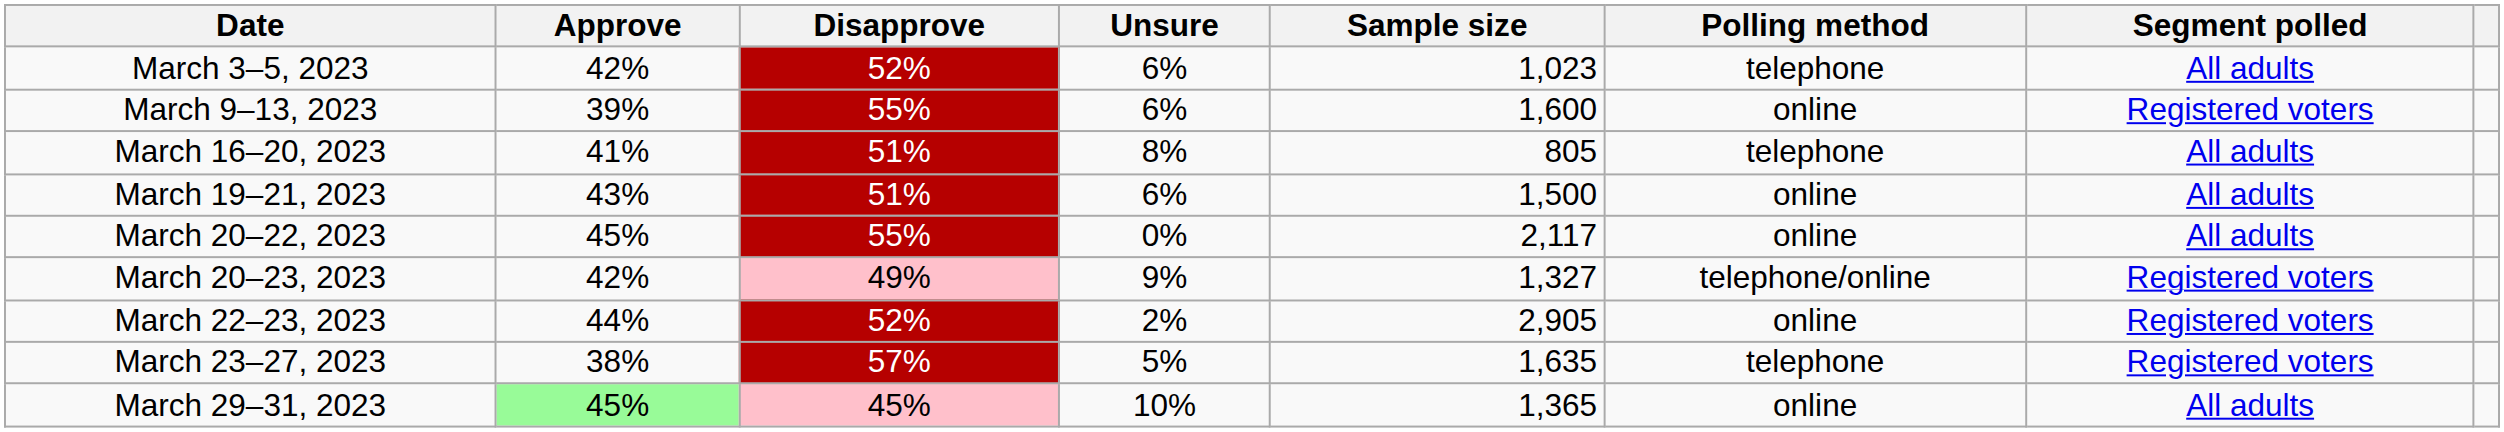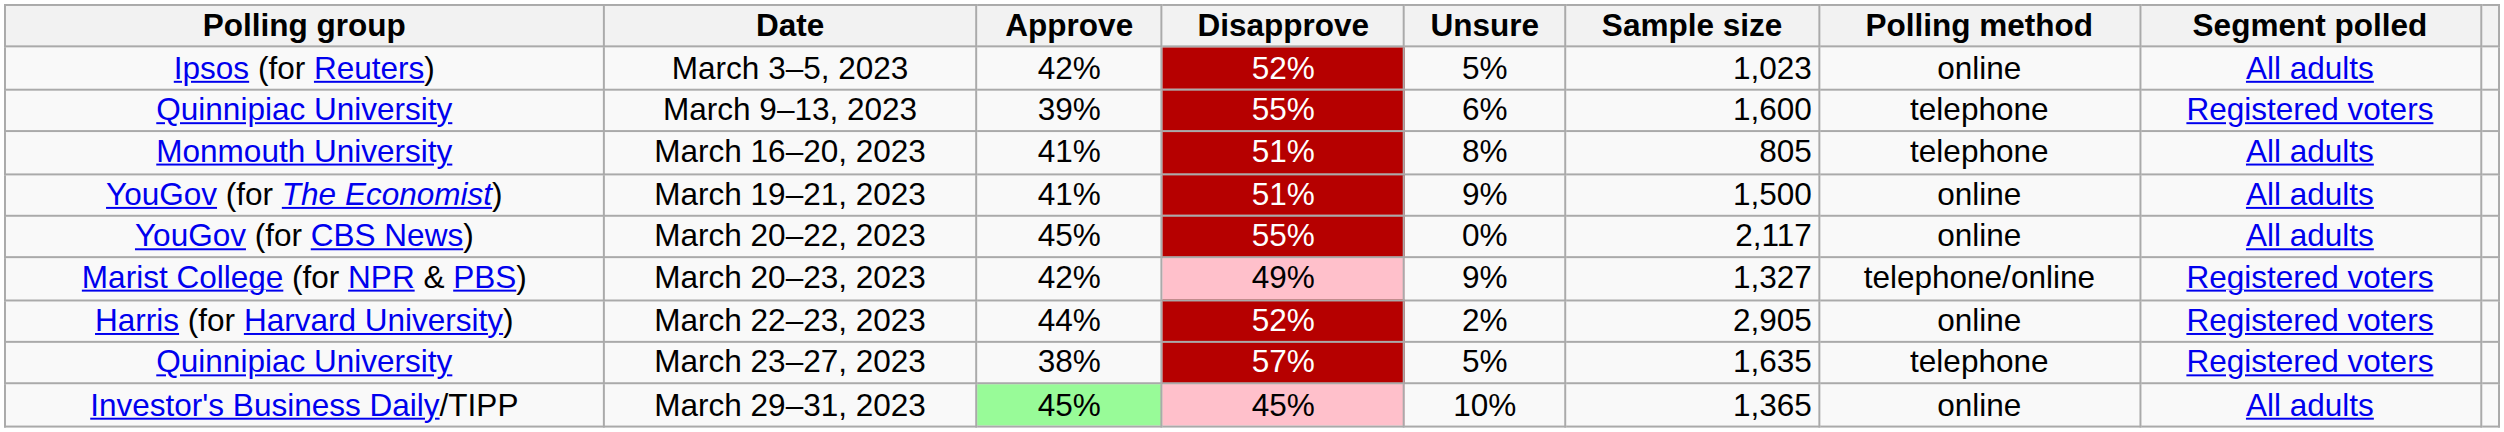+ column: (304, 25)
(1164, 67) 6% -> (1485, 67) 5%
(1815, 67) telephone -> (1979, 67) online
(1815, 109) online -> (1979, 109) telephone
(618, 193) 43% -> (1069, 193) 41%
(1164, 193) 6% -> (1485, 193) 9%
